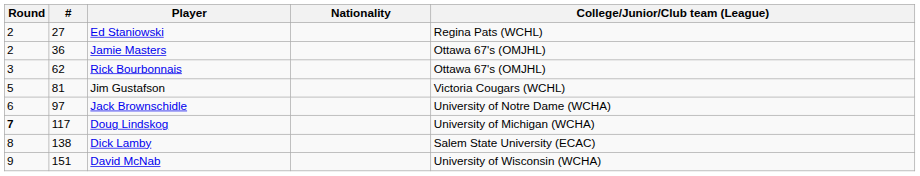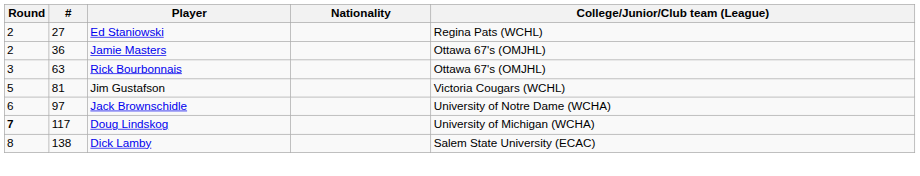(58, 69) 62 -> (58, 69) 63
- row: (125, 161)
